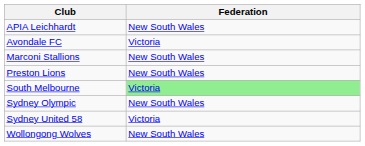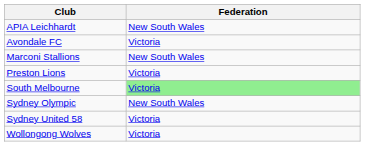(166, 73) New South Wales -> (144, 73) Victoria
(166, 133) New South Wales -> (144, 133) Victoria
